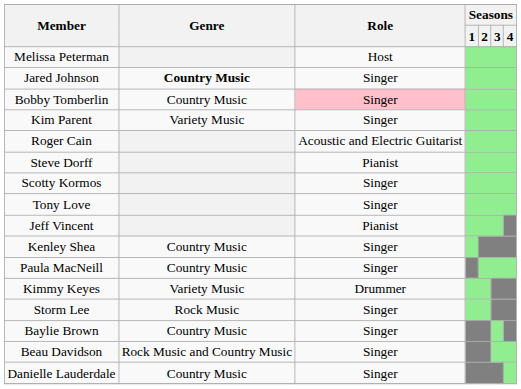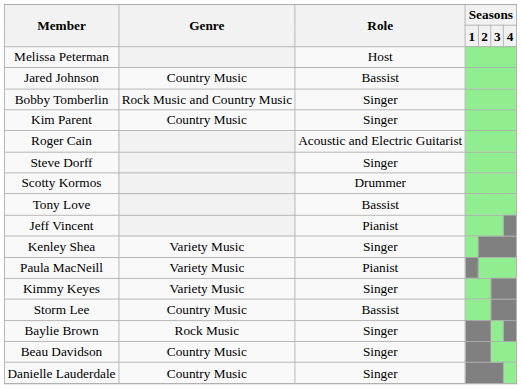(207, 78) bold -> (207, 78) normal
(380, 78) Singer -> (380, 78) Bassist
(207, 99) Country Music -> (207, 99) Rock Music and Country Music
(380, 99) pink background -> (380, 99) no background
(207, 120) Variety Music -> (207, 120) Country Music
(380, 162) Pianist -> (380, 162) Singer
(380, 183) Singer -> (380, 183) Drummer
(380, 204) Singer -> (380, 204) Bassist
(207, 246) Country Music -> (207, 246) Variety Music
(207, 267) Country Music -> (207, 267) Variety Music
(380, 267) Singer -> (380, 267) Pianist
(380, 288) Drummer -> (380, 288) Singer
(207, 309) Rock Music -> (207, 309) Country Music
(380, 309) Singer -> (380, 309) Bassist
(207, 330) Country Music -> (207, 330) Rock Music
(207, 352) Rock Music and Country Music -> (207, 352) Country Music
